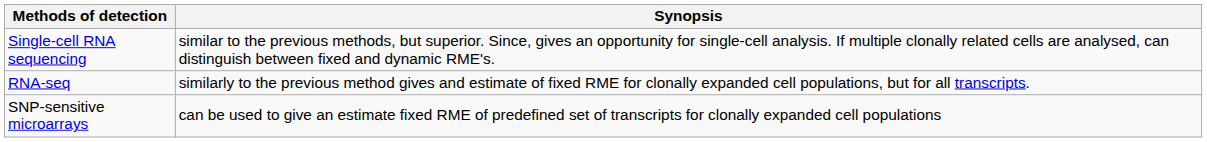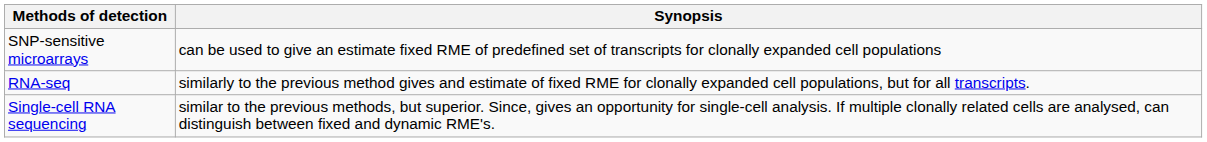rows swapped: (56, 115) <-> (62, 49)
